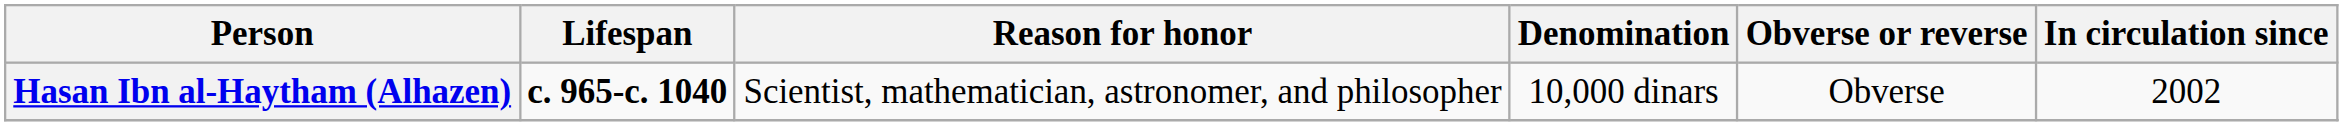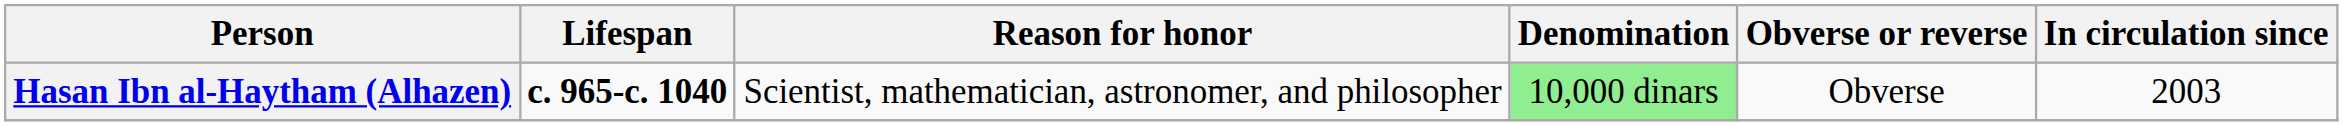(1624, 91) no background -> (1624, 91) lightgreen background
(2186, 91) 2002 -> (2186, 91) 2003
